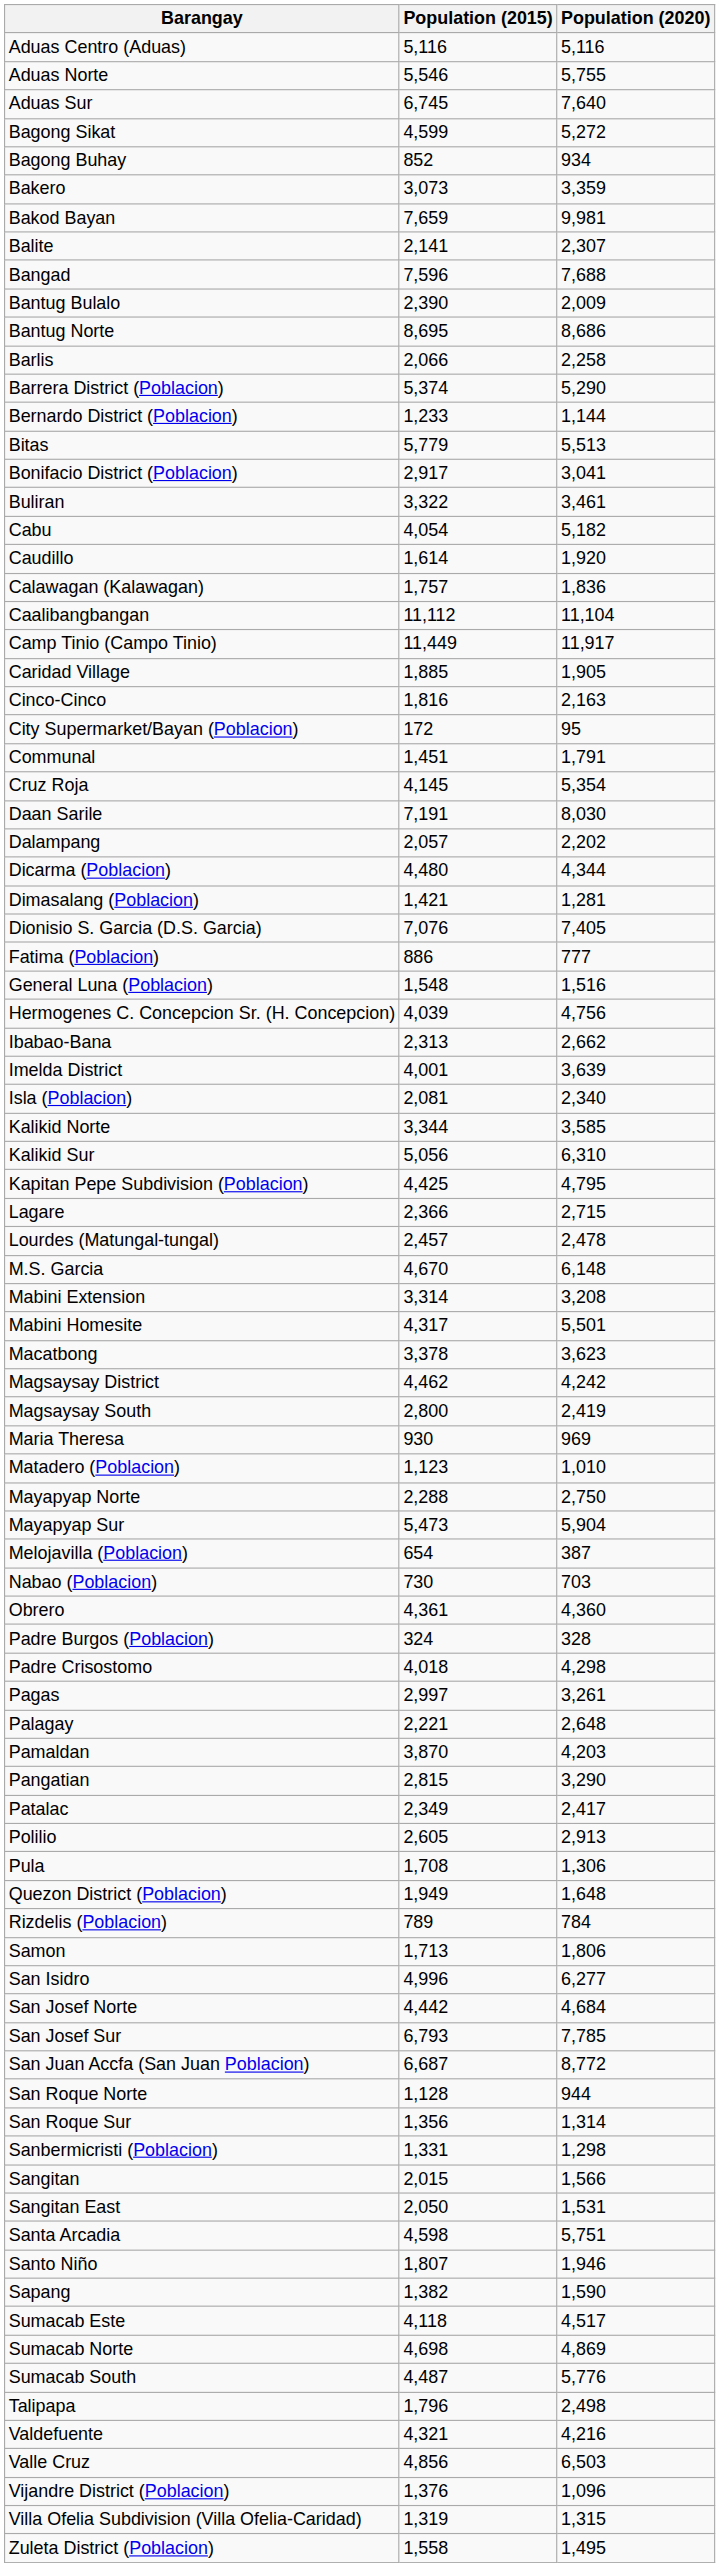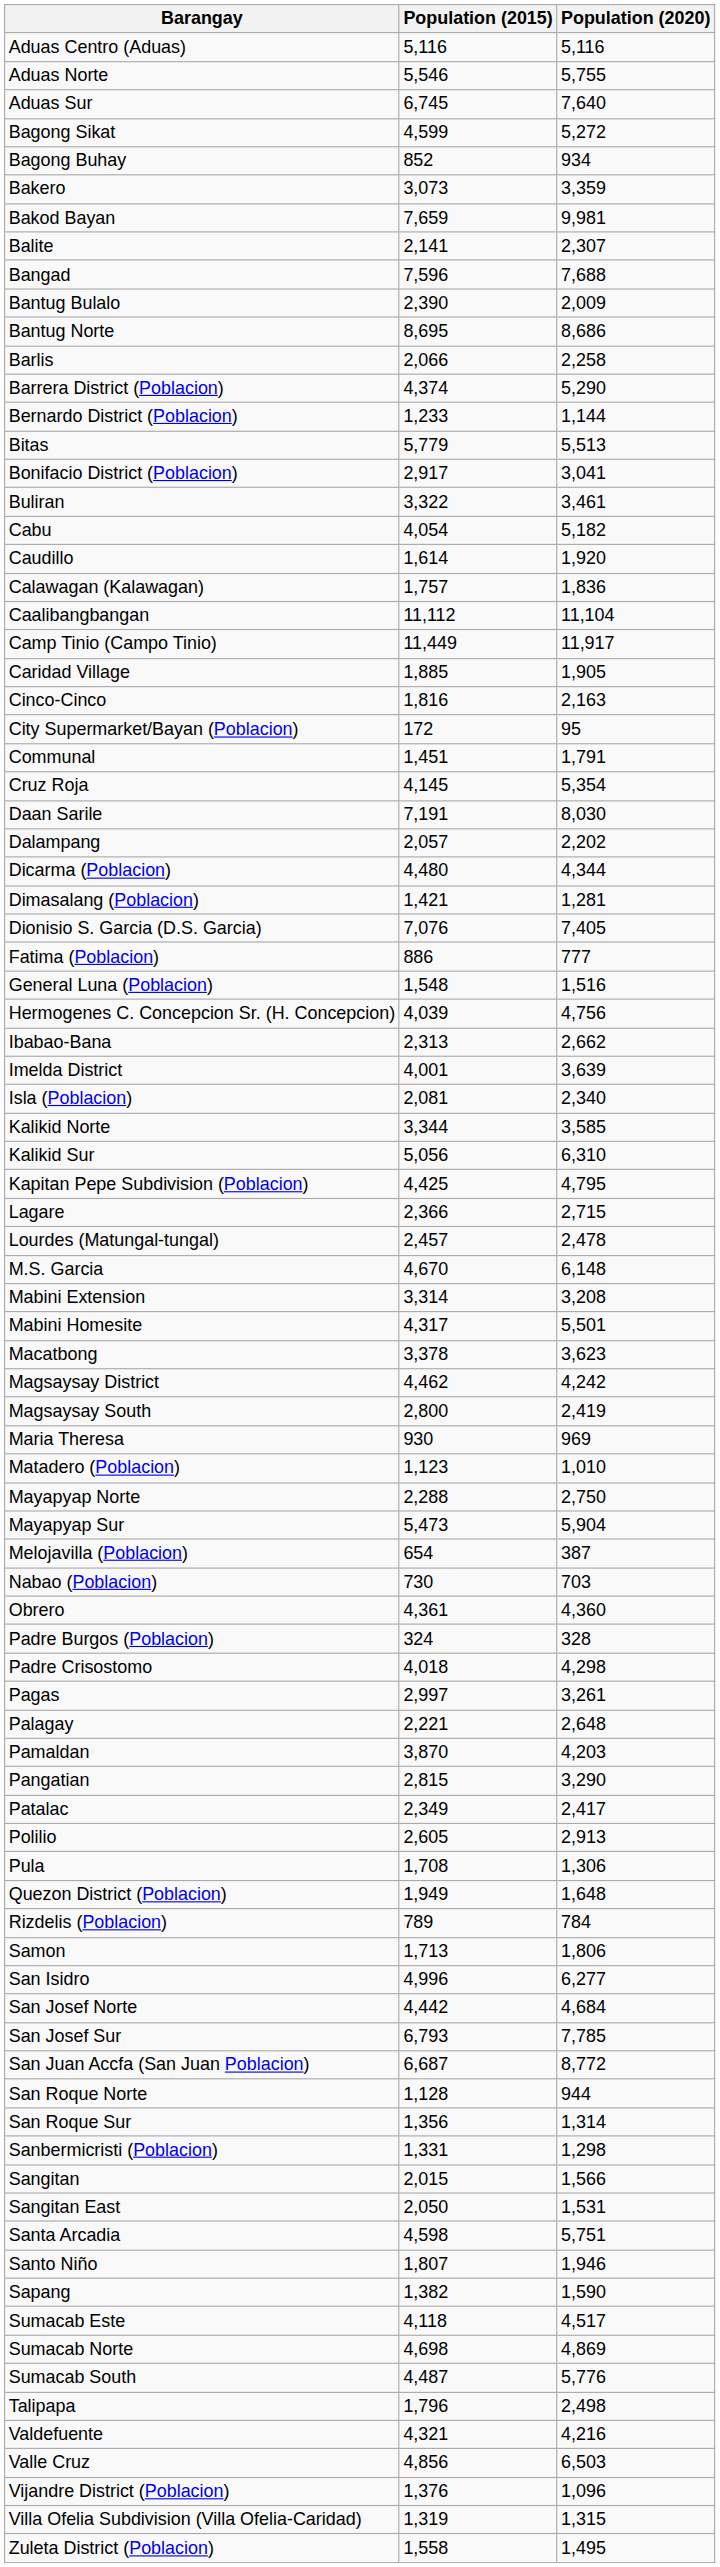(426, 388) 5,374 -> (426, 388) 4,374
